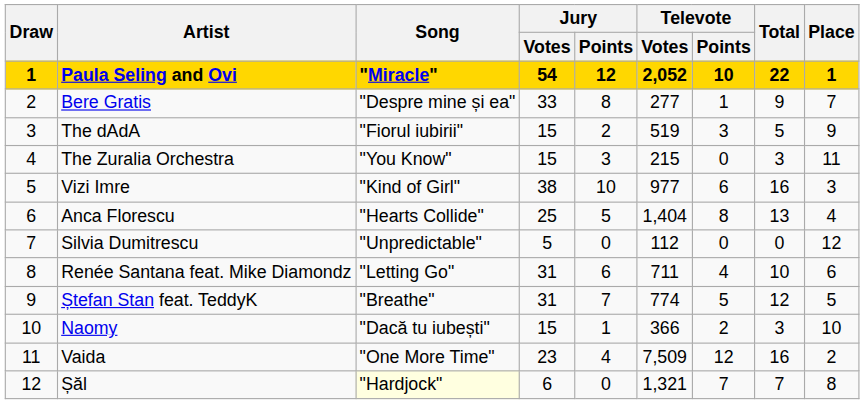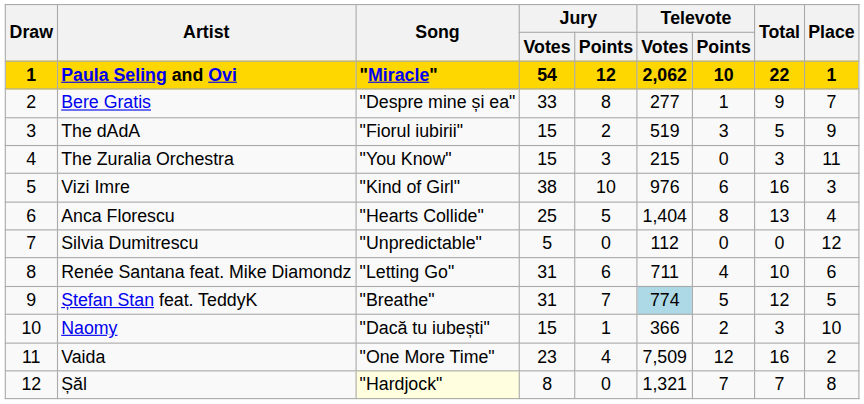(665, 74) 2,052 -> (665, 74) 2,062
(665, 187) 977 -> (665, 187) 976
(665, 300) no background -> (665, 300) lightblue background
(547, 384) 6 -> (547, 384) 8
